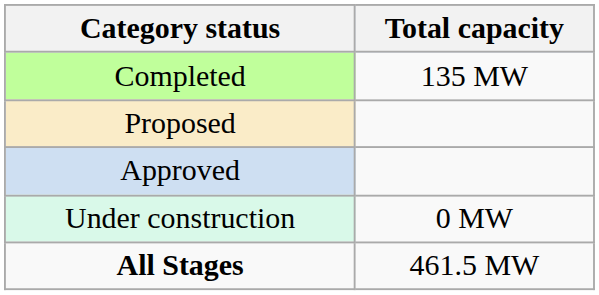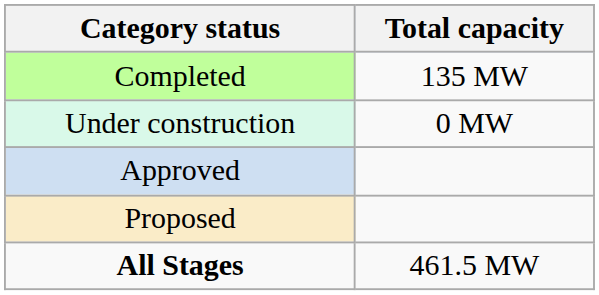rows swapped: (180, 218) <-> (180, 123)
